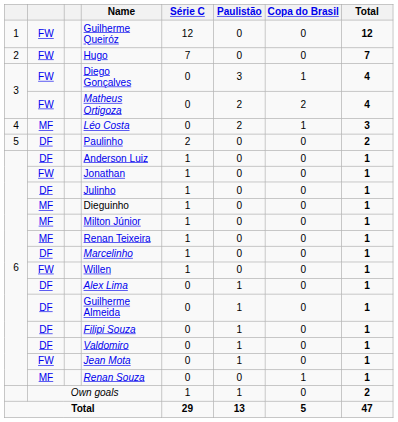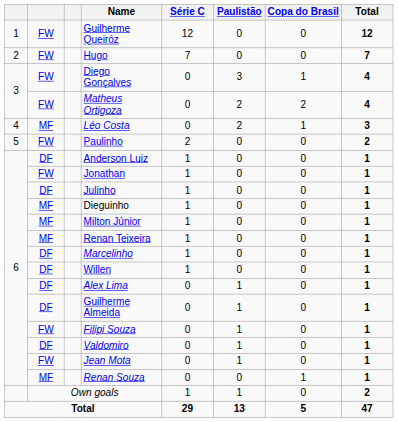(46, 142) DF -> (46, 142) FW
(46, 270) FW -> (46, 270) DF
(46, 329) DF -> (46, 329) FW
